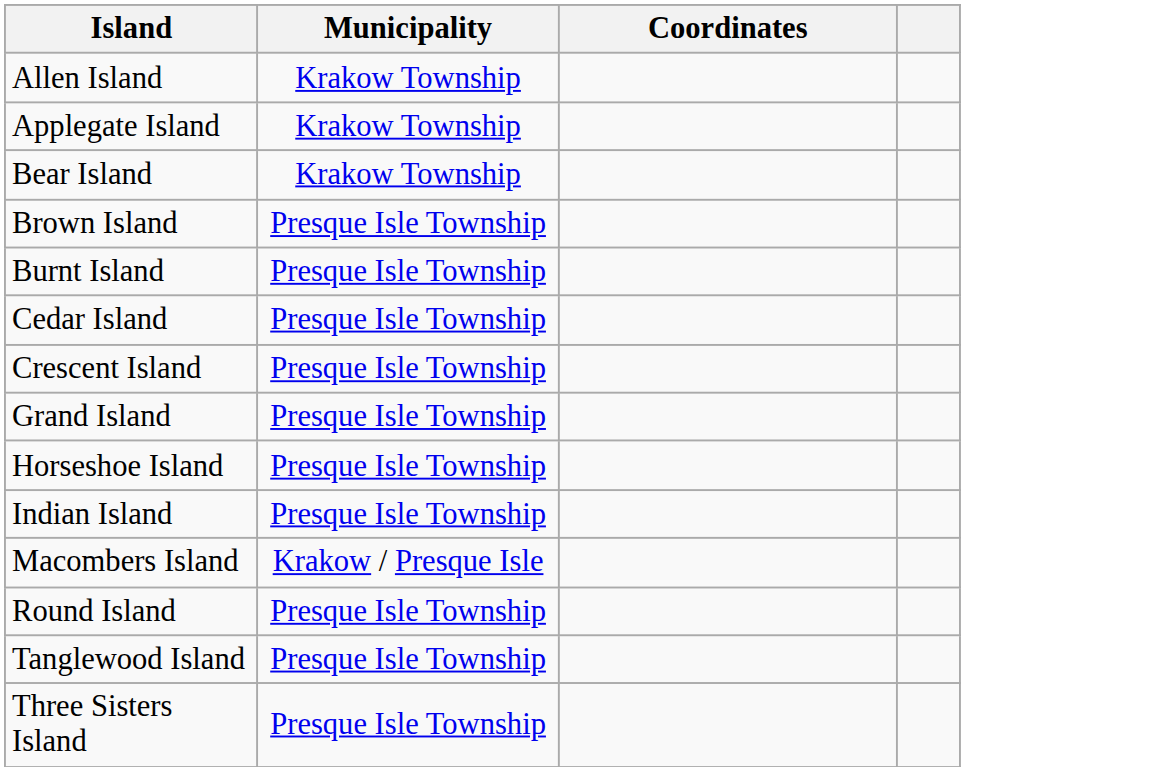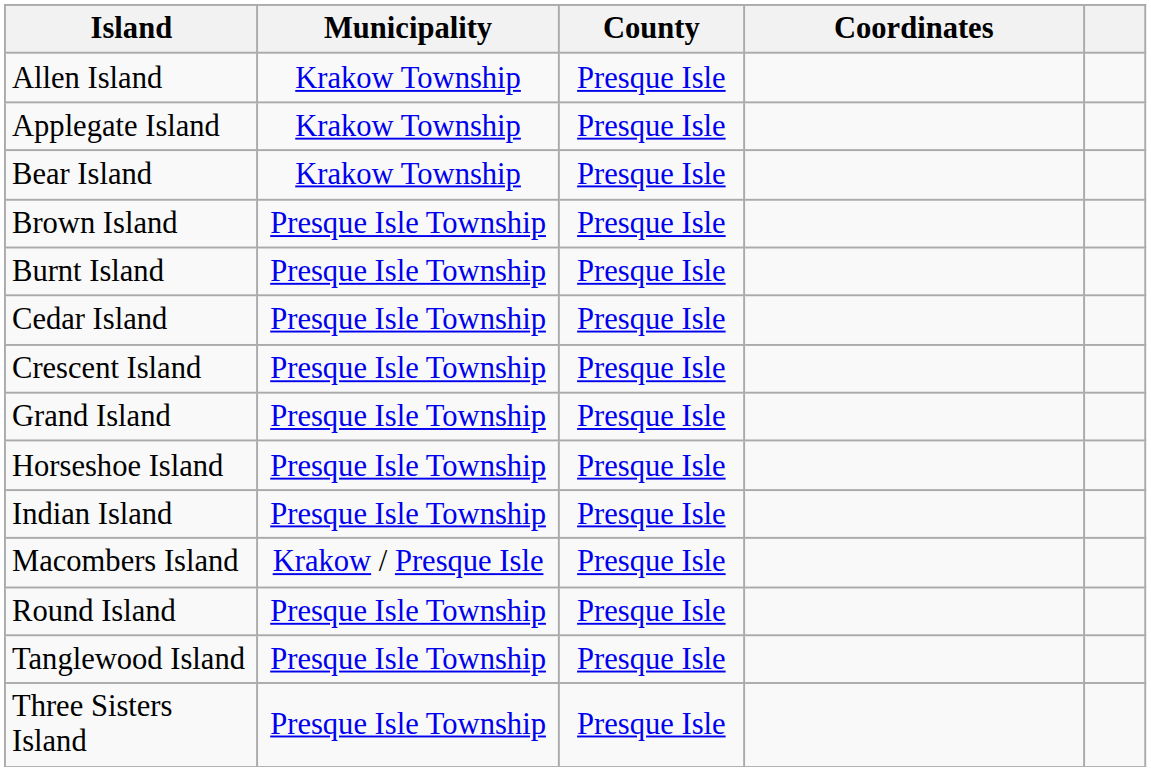+ column: (651, 28)
